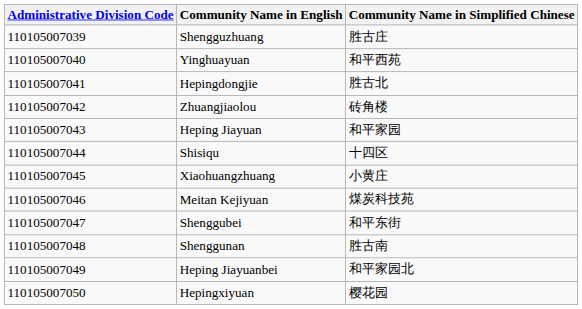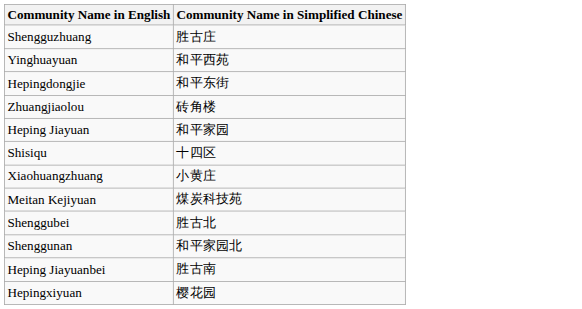- column: (91, 14)
(368, 83) 胜古北 -> (203, 83) 和平东街
(375, 222) 和平东街 -> (196, 222) 胜古北
(368, 245) 胜古南 -> (209, 245) 和平家园北
(381, 269) 和平家园北 -> (196, 269) 胜古南
